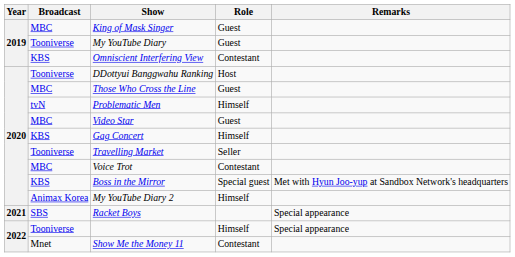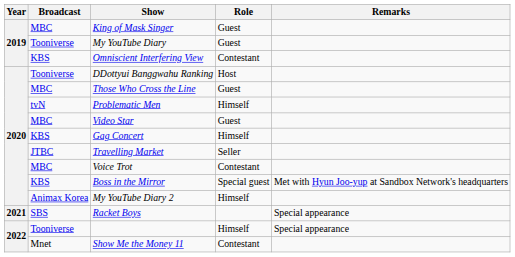(52, 151) Tooniverse -> (42, 151) JTBC
